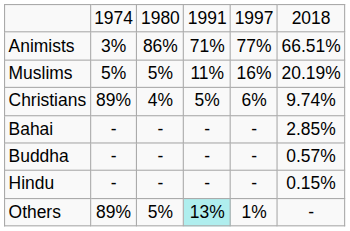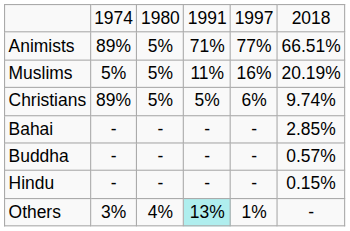(114, 45) 3% -> (114, 45) 89%
(160, 45) 86% -> (160, 45) 5%
(160, 101) 4% -> (160, 101) 5%
(114, 211) 89% -> (114, 211) 3%
(160, 211) 5% -> (160, 211) 4%
